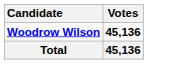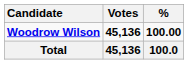+ column: (164, 13)
